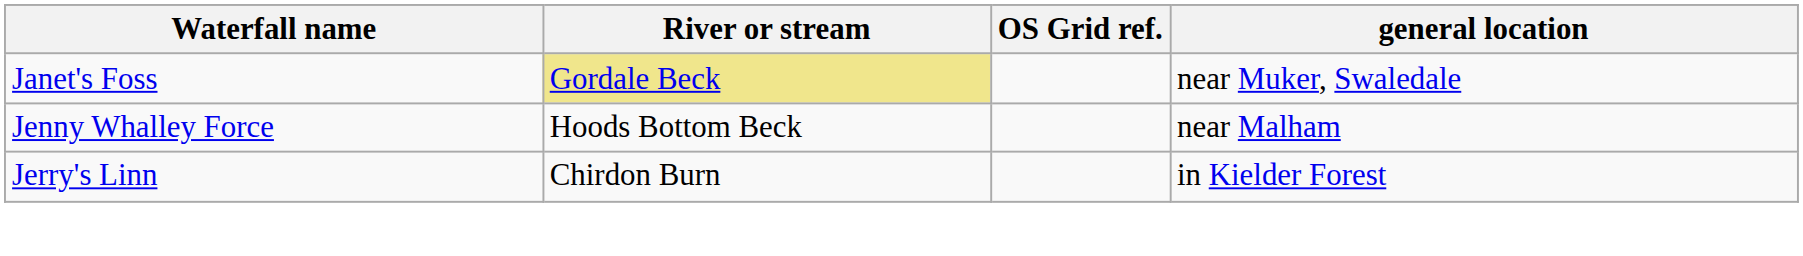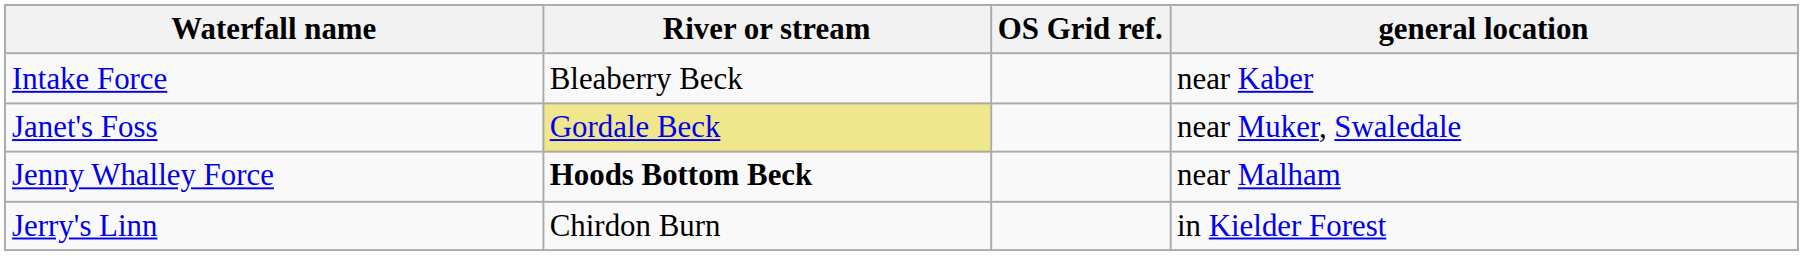+ row: (90, 77)
(676, 126) normal -> (681, 175) bold
